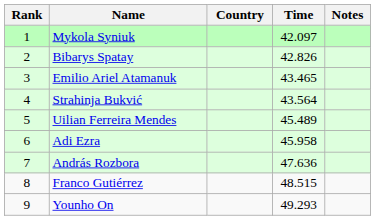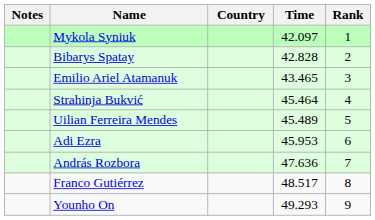columns swapped: (27, 15) <-> (347, 15)
(299, 57) 42.826 -> (300, 57) 42.828
(299, 99) 43.564 -> (300, 99) 45.464
(299, 141) 45.958 -> (300, 141) 45.953
(299, 183) 48.515 -> (300, 183) 48.517
